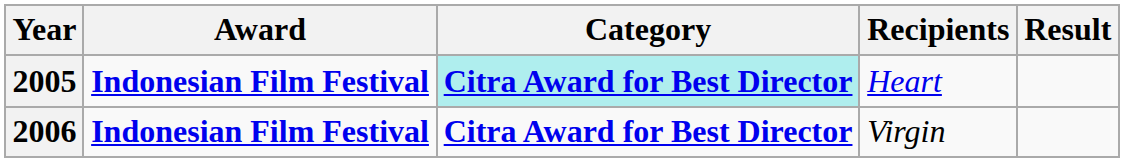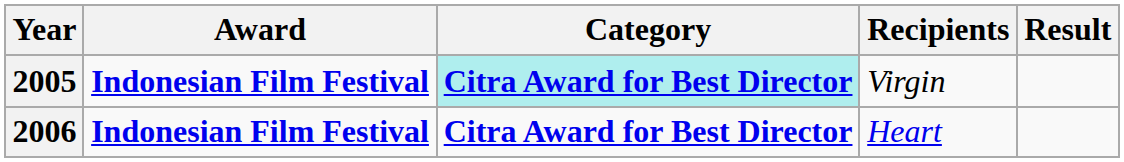(905, 80) Heart -> (906, 80) Virgin
(906, 131) Virgin -> (905, 131) Heart
